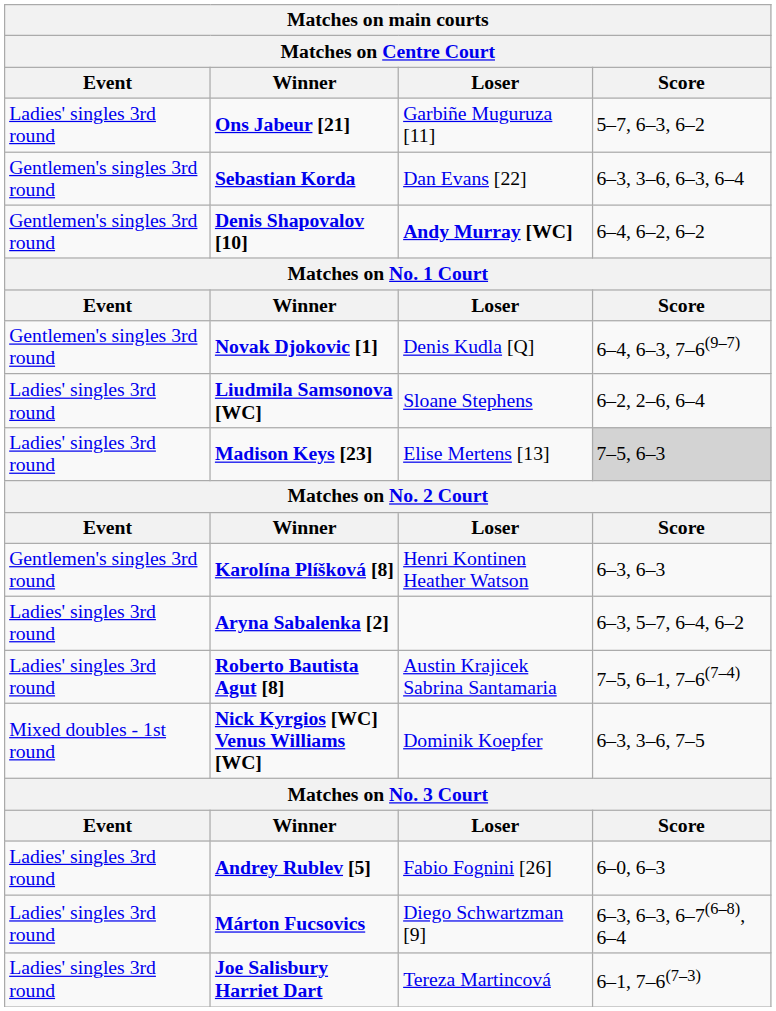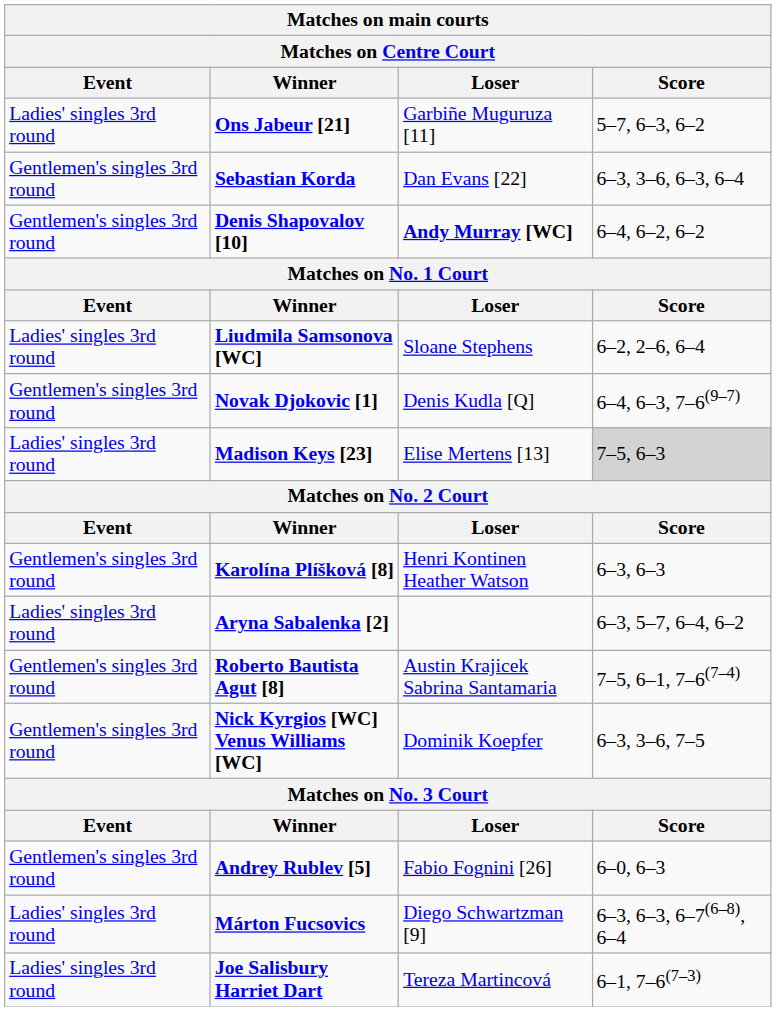rows swapped: (304, 400) <-> (296, 347)
(83, 676) Ladies' singles 3rd round -> (103, 676) Gentlemen's singles 3rd round
(88, 740) Mixed doubles - 1st round -> (103, 740) Gentlemen's singles 3rd round
(83, 867) Ladies' singles 3rd round -> (103, 867) Gentlemen's singles 3rd round
